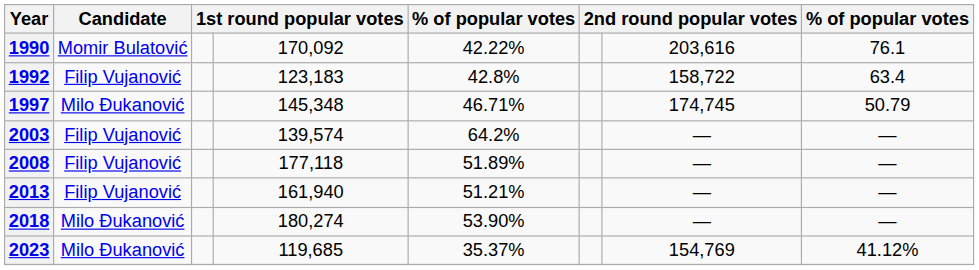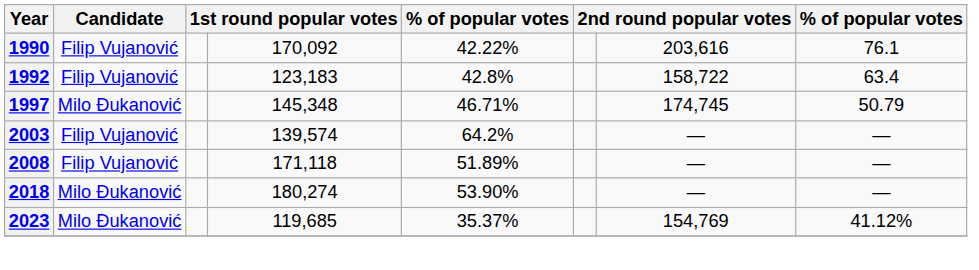(123, 47) Momir Bulatović -> (120, 47) Filip Vujanović
(311, 163) 177,118 -> (305, 163) 171,118
- row: (29, 192)
